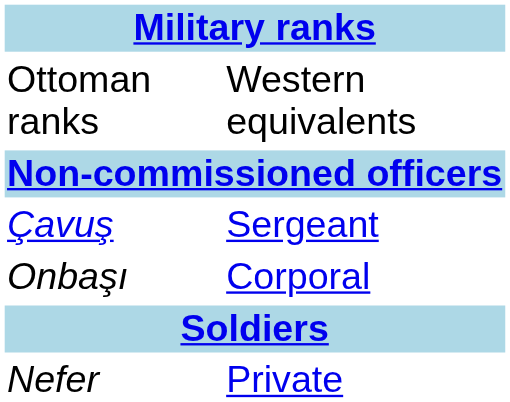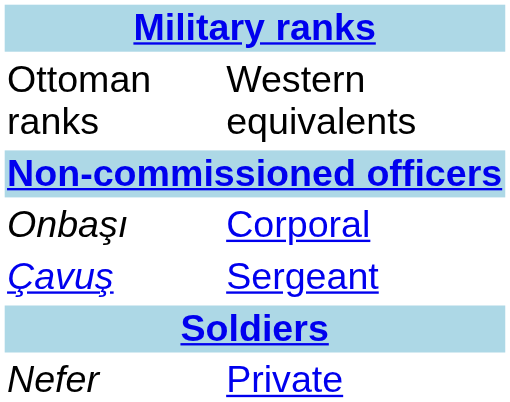rows swapped: (60, 224) <-> (68, 276)
